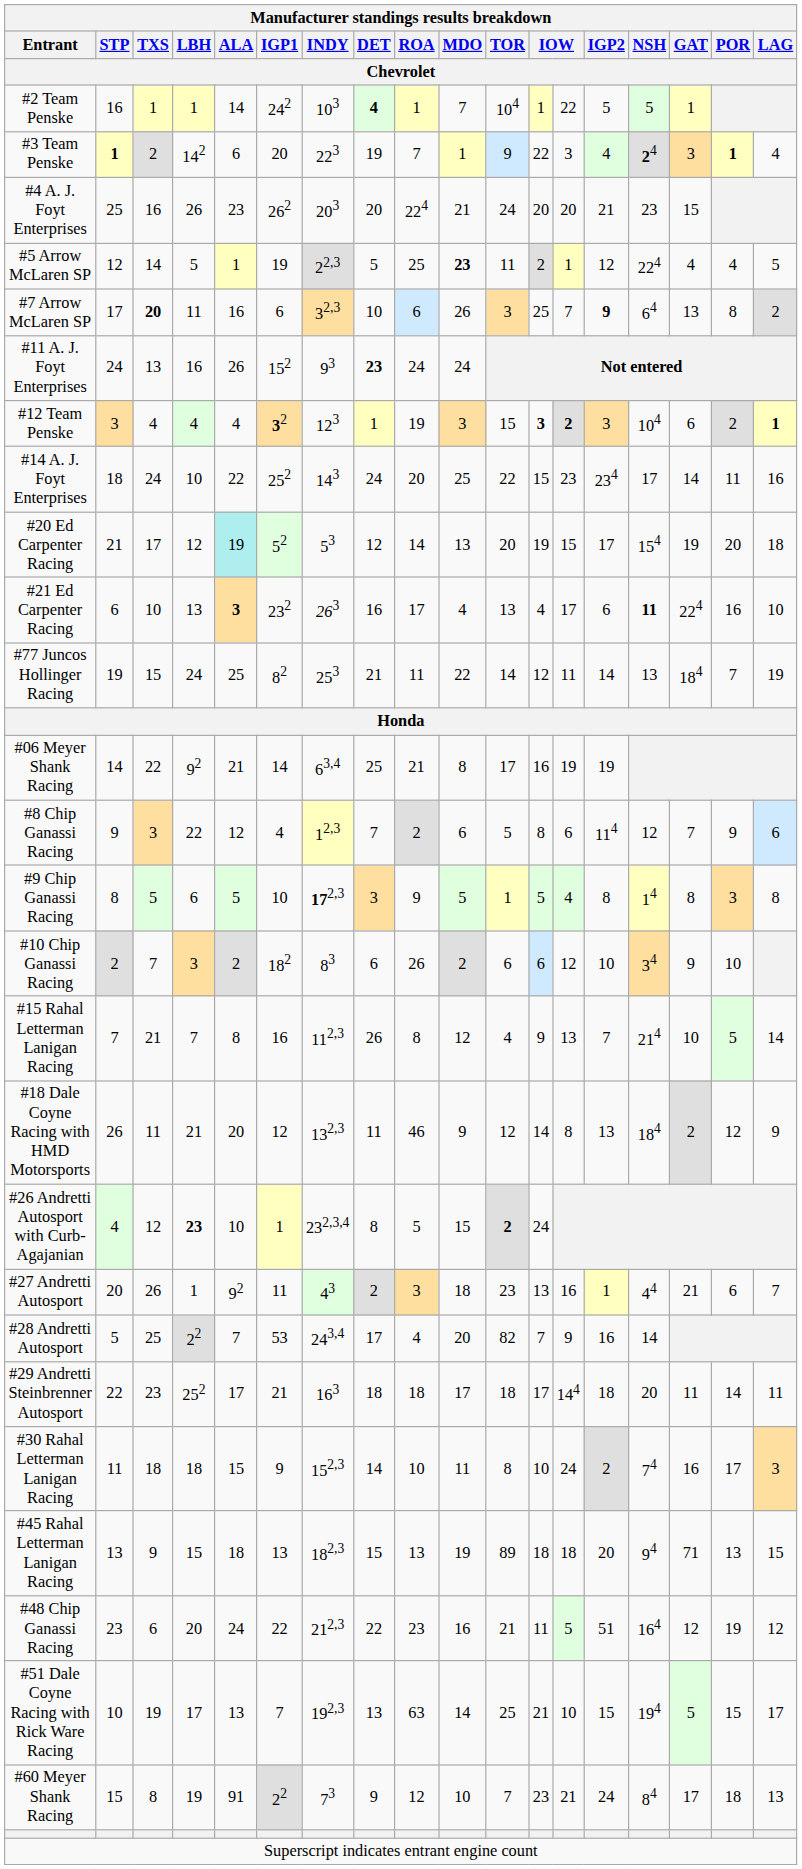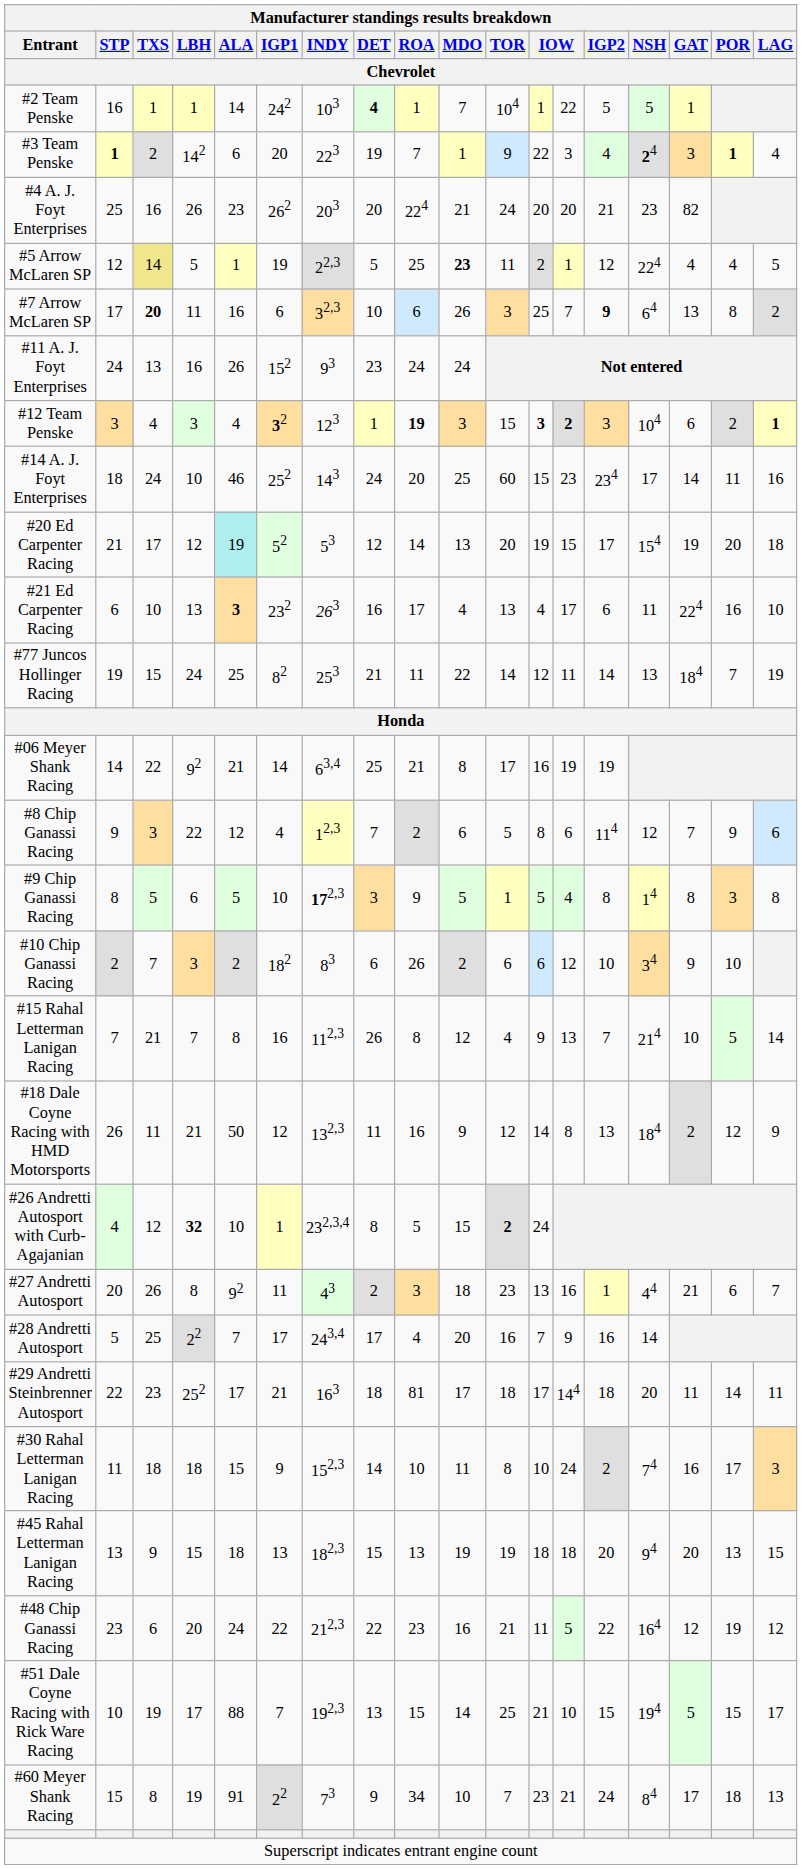(691, 209) 15 -> (691, 209) 82
(153, 265) no background -> (153, 265) khaki background
(374, 367) bold -> (374, 367) normal
(194, 423) 4 -> (194, 423) 3
(417, 423) normal -> (417, 423) bold
(236, 478) 22 -> (236, 478) 46
(508, 478) 22 -> (508, 478) 60
(649, 609) bold -> (649, 609) normal
(236, 1132) 20 -> (236, 1132) 50
(417, 1132) 46 -> (417, 1132) 16
(194, 1226) 23 -> (194, 1226) 32
(194, 1291) 1 -> (194, 1291) 8
(280, 1337) 53 -> (280, 1337) 17
(508, 1337) 82 -> (508, 1337) 16
(417, 1393) 18 -> (417, 1393) 81
(508, 1552) 89 -> (508, 1552) 19
(691, 1552) 71 -> (691, 1552) 20
(606, 1627) 51 -> (606, 1627) 22
(236, 1712) 13 -> (236, 1712) 88
(417, 1712) 63 -> (417, 1712) 15
(417, 1796) 12 -> (417, 1796) 34
